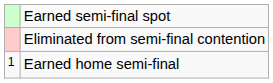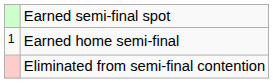rows swapped: (145, 39) <-> (102, 64)
